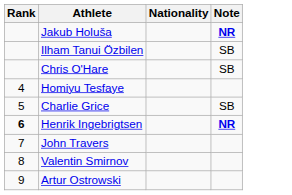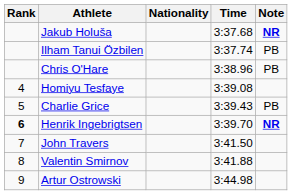+ column: (233, 13)
(227, 50) SB -> (271, 50) PB
(227, 69) SB -> (271, 69) PB
(227, 106) SB -> (271, 106) PB
